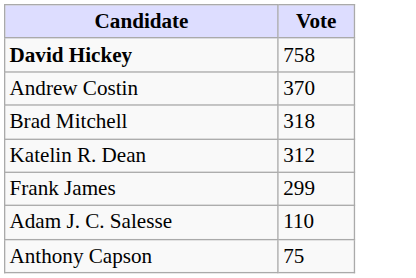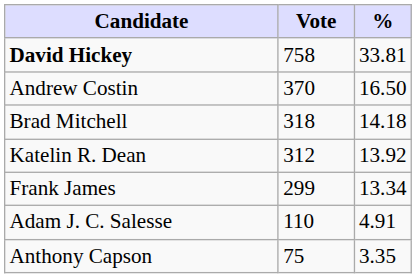+ column: (383, 21)
